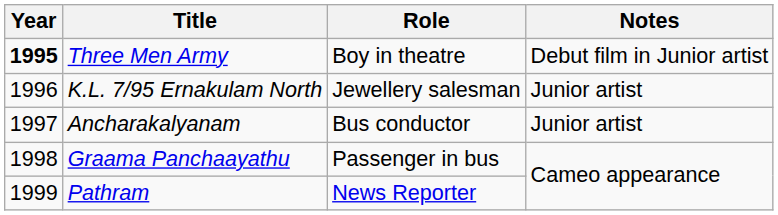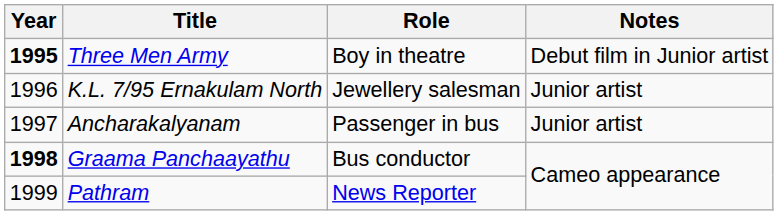(401, 124) Bus conductor -> (416, 124) Passenger in bus
(34, 158) normal -> (34, 158) bold
(416, 158) Passenger in bus -> (401, 158) Bus conductor
